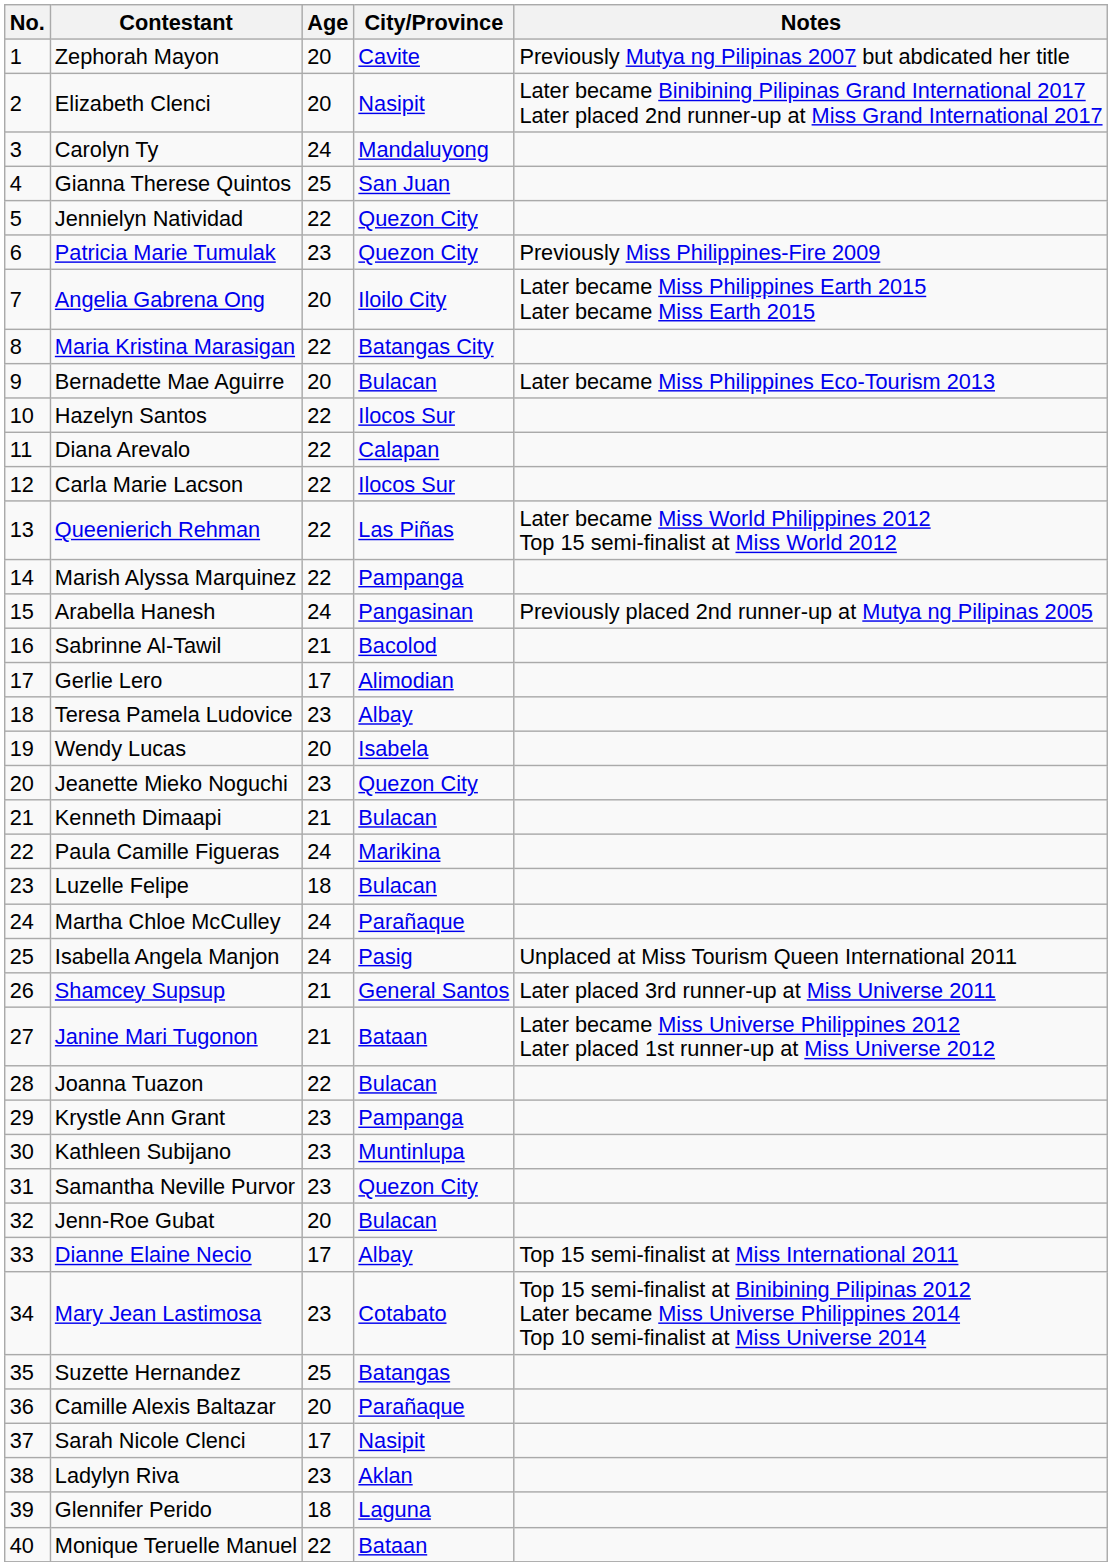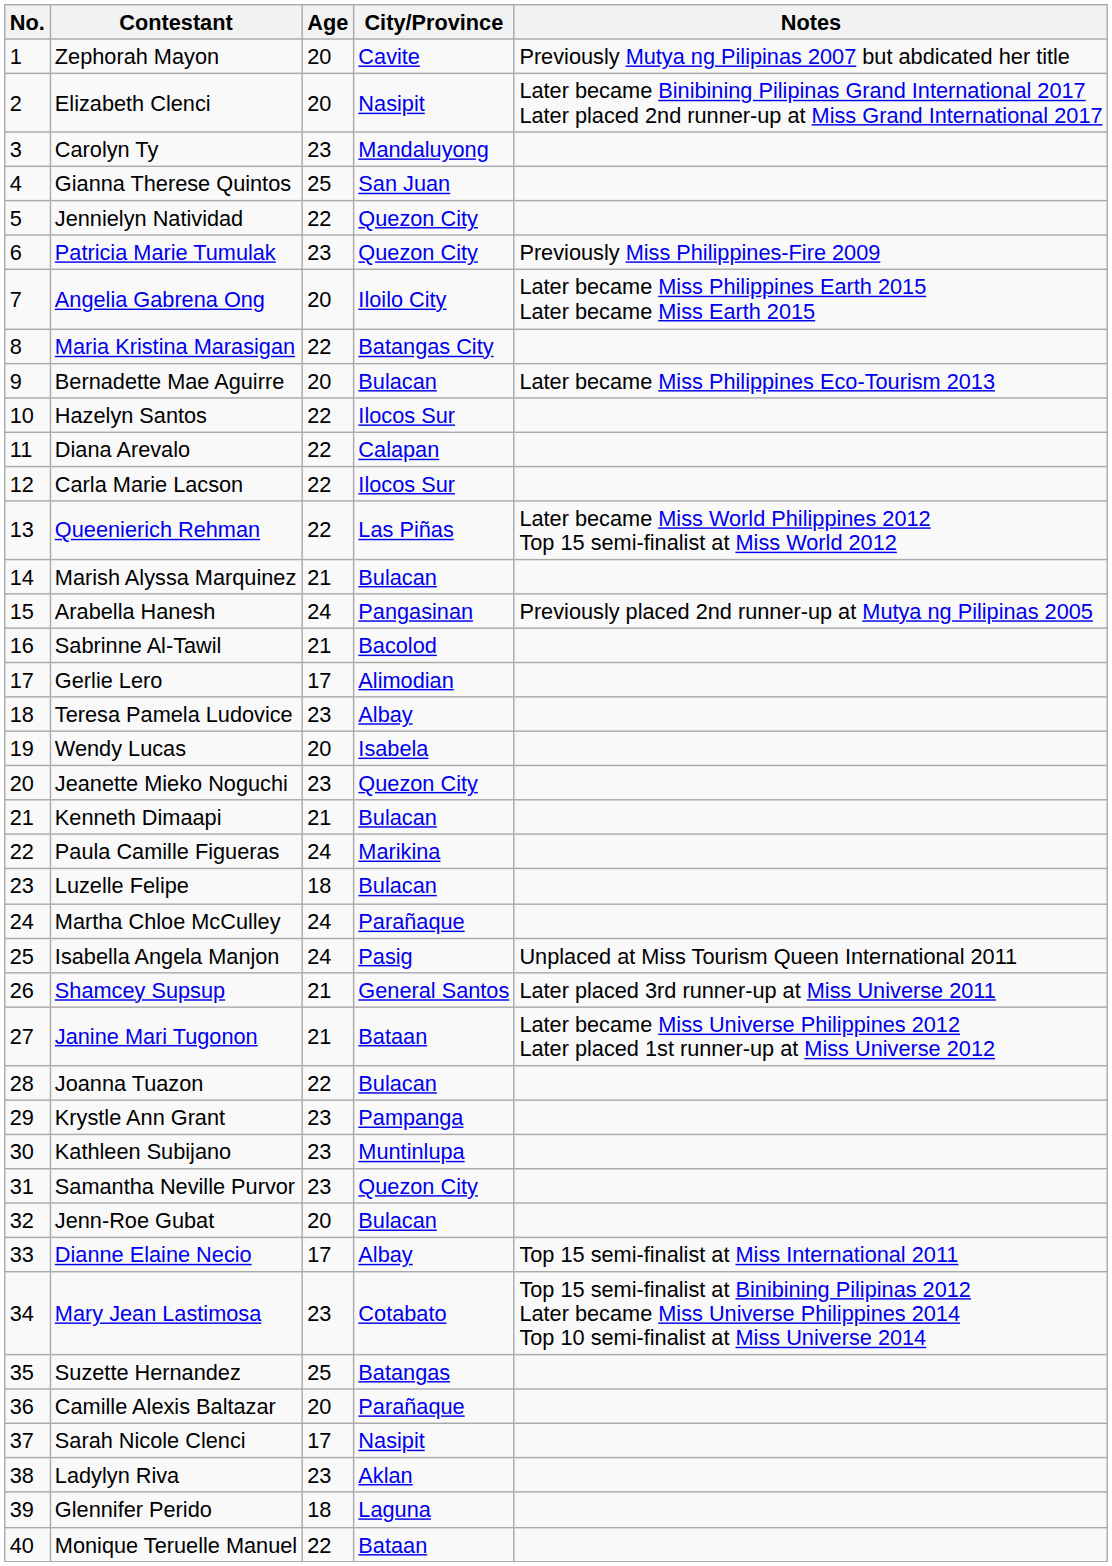(319, 150) 24 -> (319, 150) 23
(319, 577) 22 -> (319, 577) 21
(411, 577) Pampanga -> (398, 577) Bulacan
